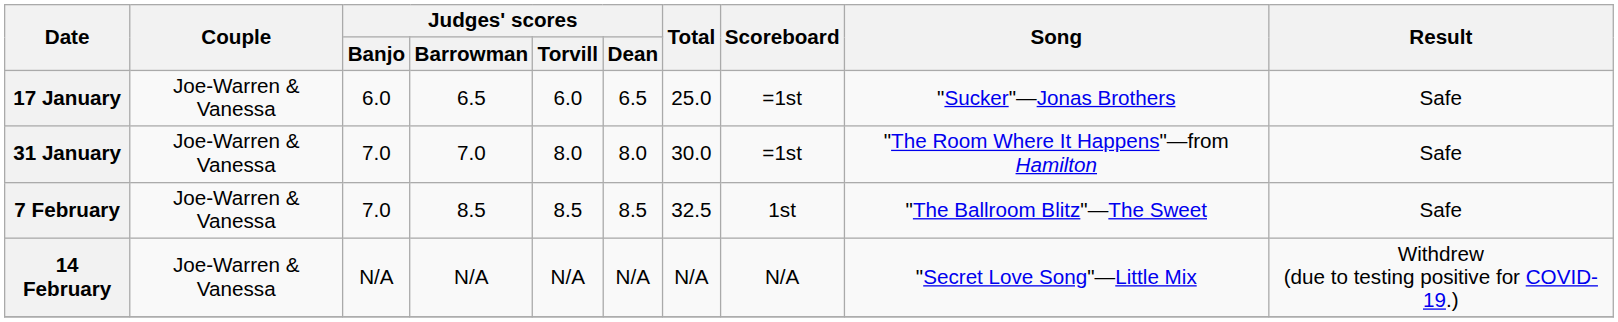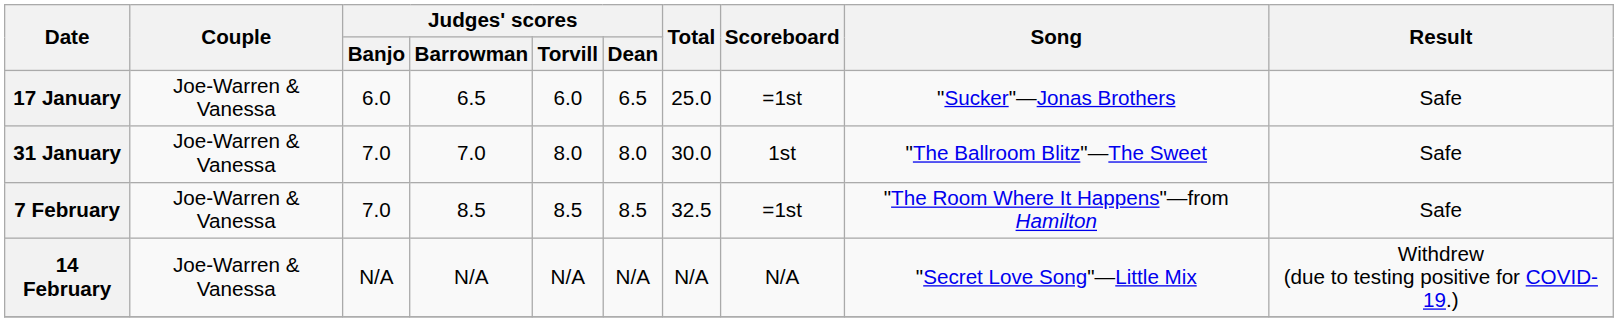(782, 153) =1st -> (782, 153) 1st
(1056, 153) "The Room Where It Happens"—from Hamilton -> (1056, 153) "The Ballroom Blitz"—The Sweet
(782, 209) 1st -> (782, 209) =1st
(1056, 209) "The Ballroom Blitz"—The Sweet -> (1056, 209) "The Room Where It Happens"—from Hamilton
